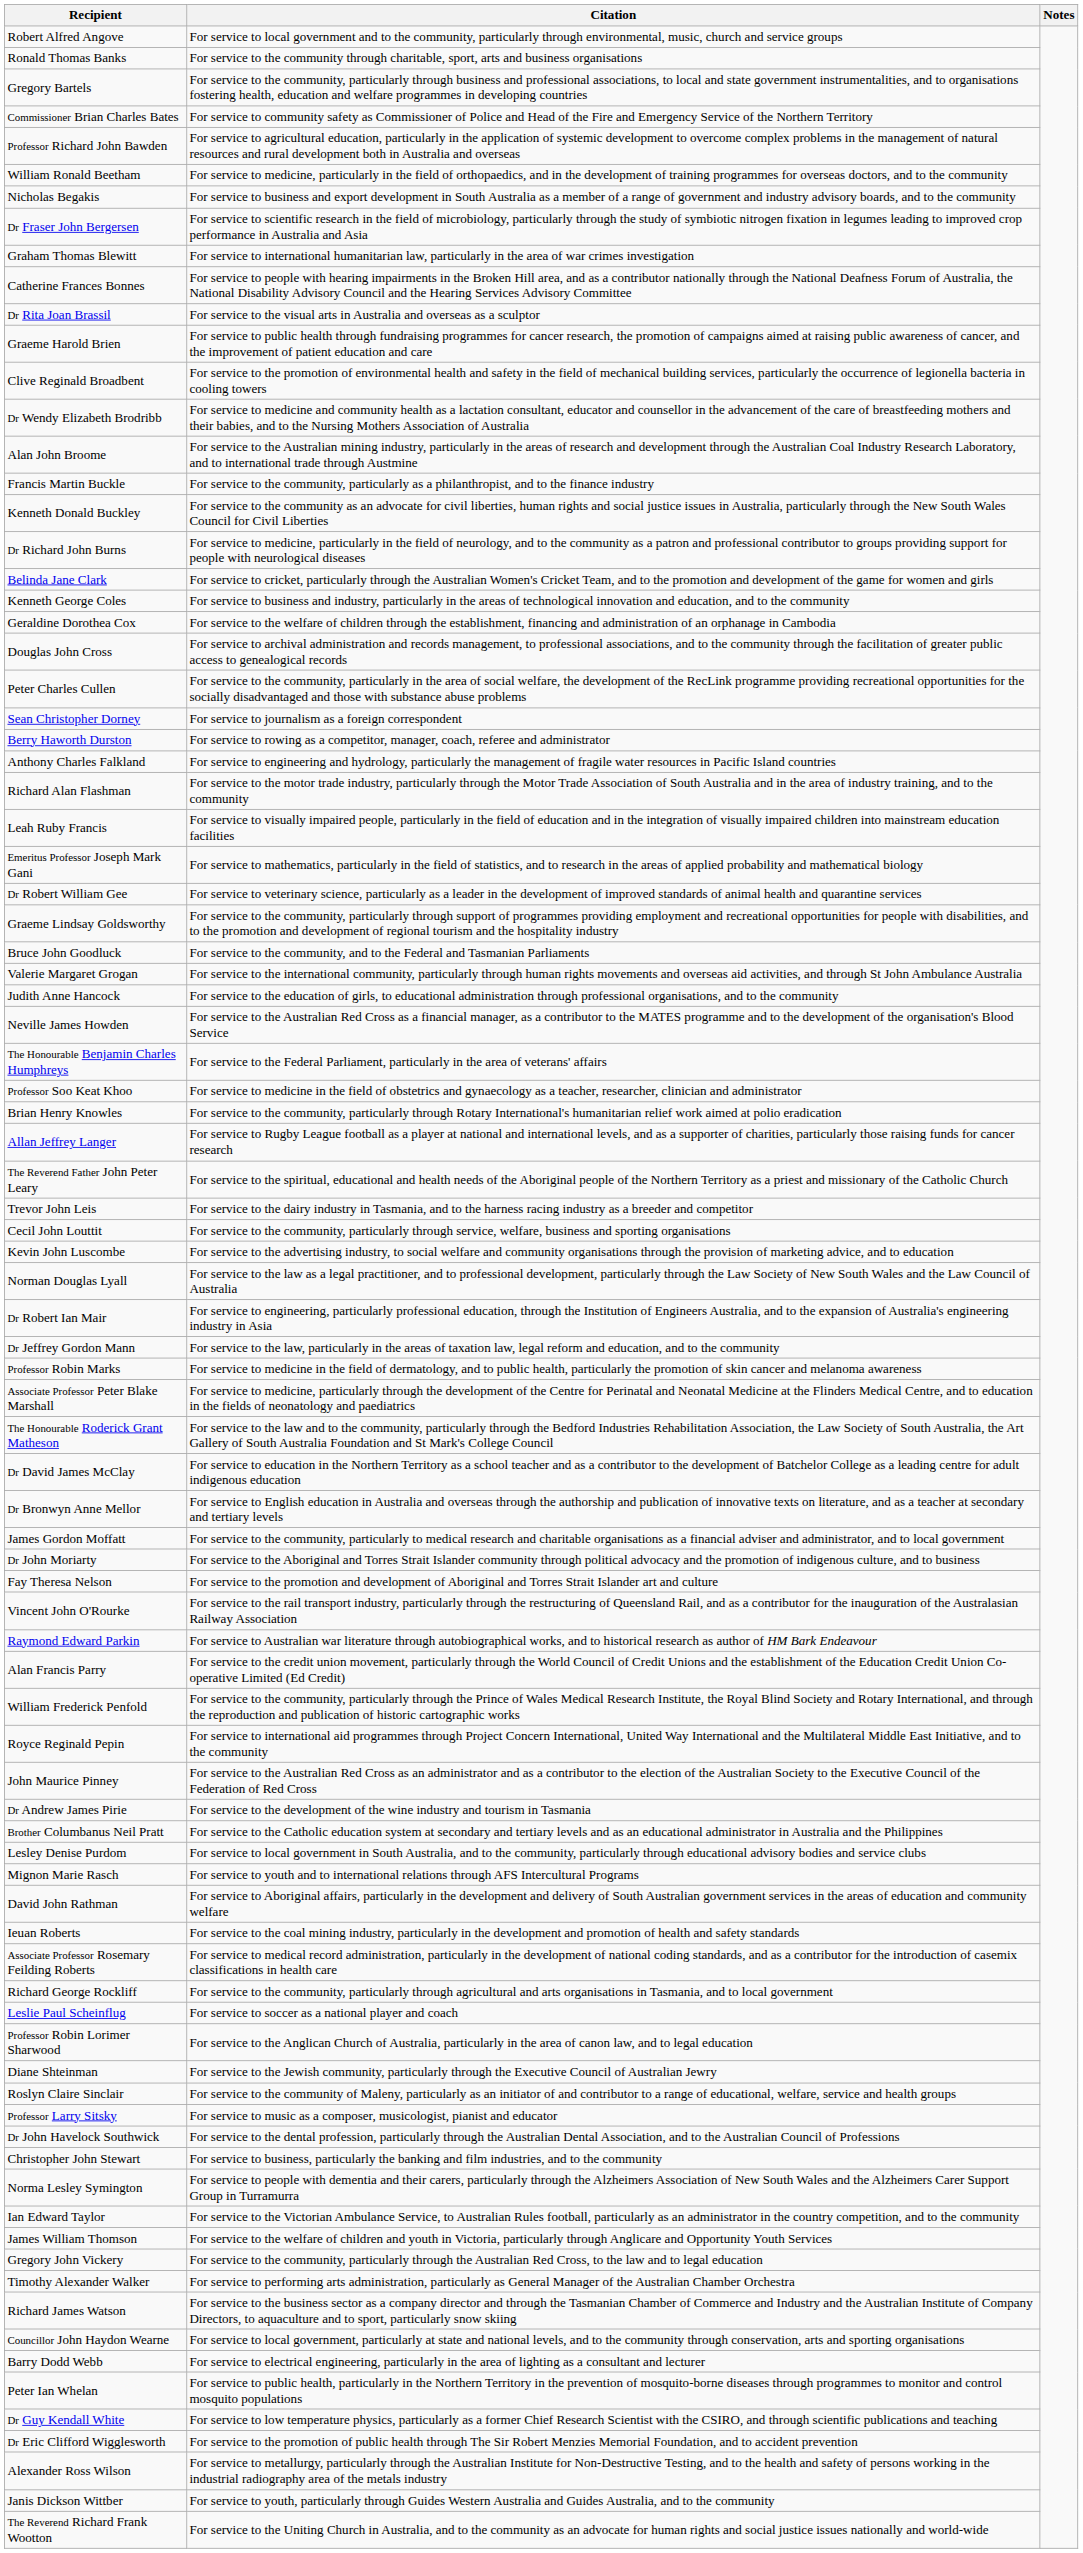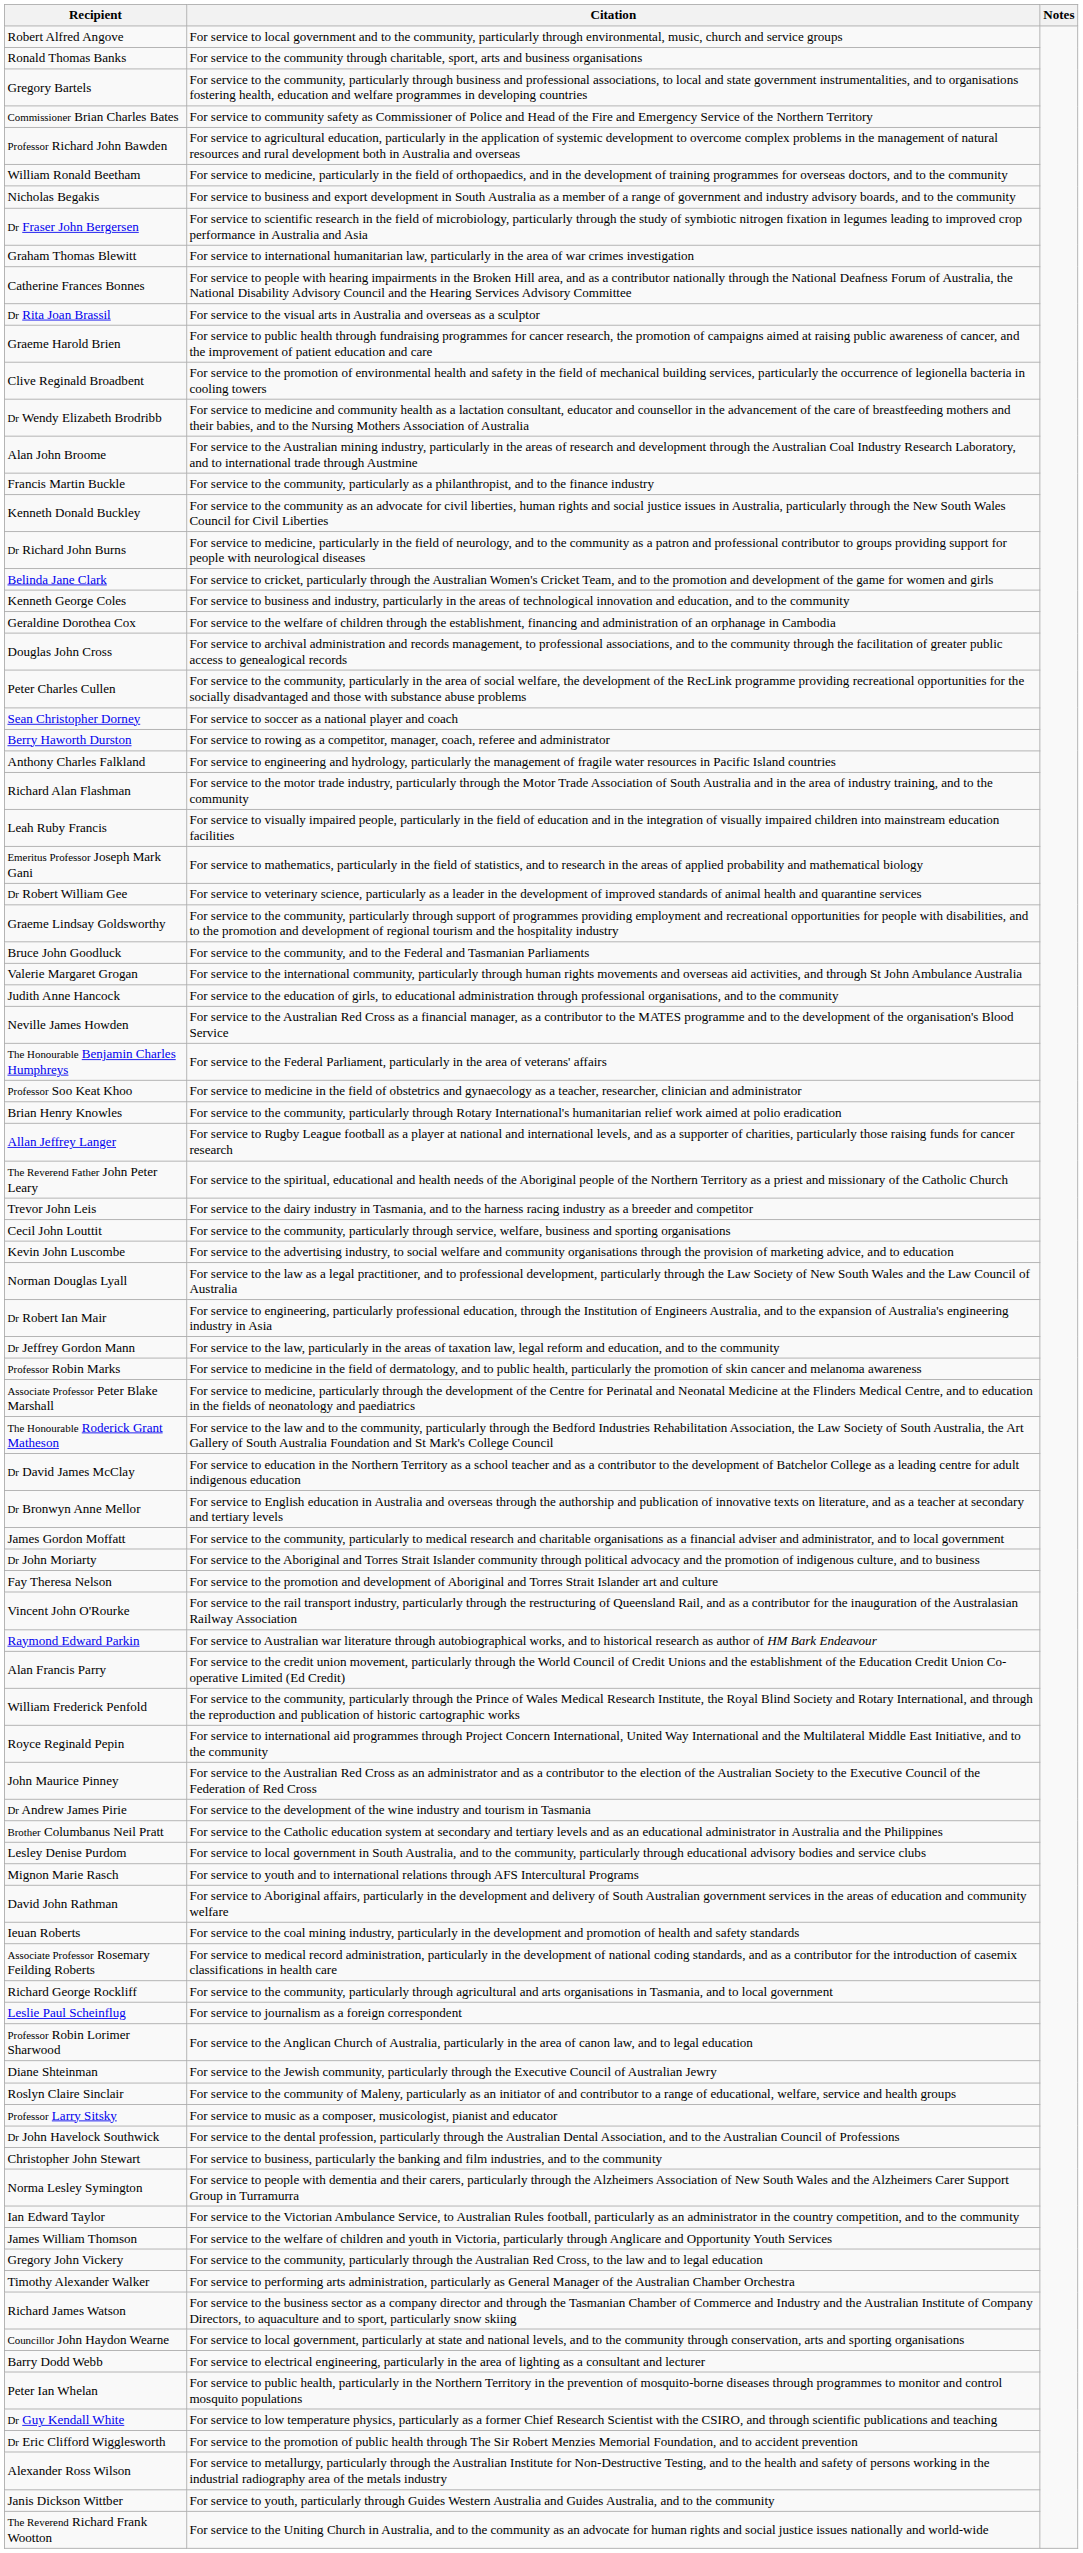(326, 718) For service to journalism as a foreign correspondent -> (324, 718) For service to soccer as a national player and coach
(324, 2013) For service to soccer as a national player and coach -> (326, 2013) For service to journalism as a foreign correspondent
